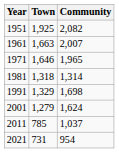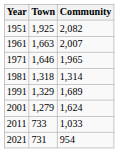(71, 92) 1,698 -> (71, 92) 1,689
(39, 124) 785 -> (39, 124) 733
(71, 124) 1,037 -> (71, 124) 1,033
